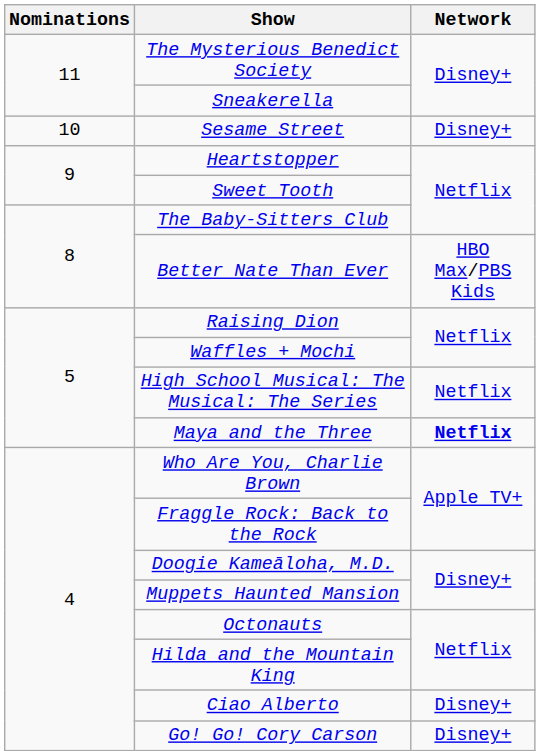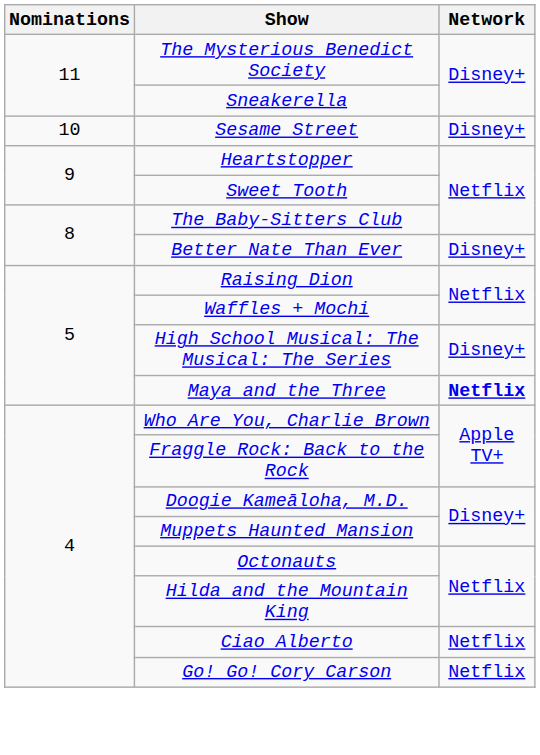(473, 271) HBO Max/PBS Kids -> (487, 250) Disney+
(473, 392) Netflix -> (487, 350) Disney+
(473, 705) Disney+ -> (487, 642) Netflix
(473, 735) Disney+ -> (487, 672) Netflix
